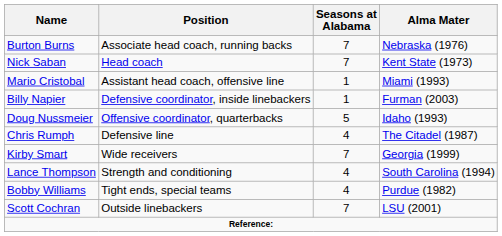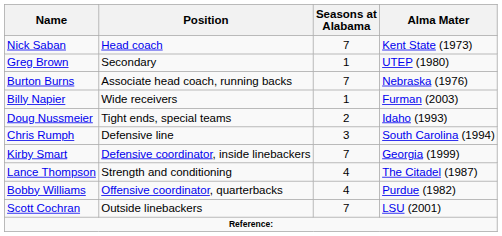rows swapped: (37, 63) <-> (41, 45)
+ row: (38, 63)
- row: (46, 81)
(206, 99) Defensive coordinator, inside linebackers -> (139, 99) Wide receivers
(192, 118) Offensive coordinator, quarterbacks -> (166, 118) Tight ends, special teams
(346, 118) 5 -> (346, 118) 2
(346, 136) 4 -> (346, 136) 3
(430, 136) The Citadel (1987) -> (438, 136) South Carolina (1994)
(139, 154) Wide receivers -> (206, 154) Defensive coordinator, inside linebackers
(438, 172) South Carolina (1994) -> (430, 172) The Citadel (1987)
(166, 190) Tight ends, special teams -> (192, 190) Offensive coordinator, quarterbacks
